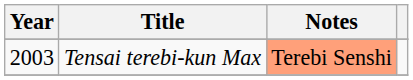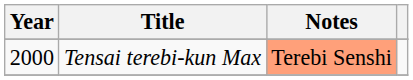(32, 57) 2003 -> (32, 57) 2000
